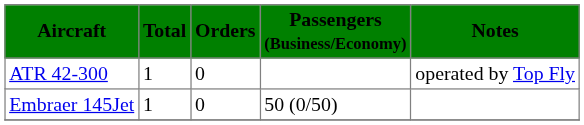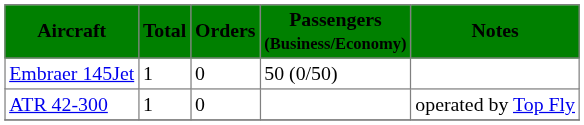rows swapped: (58, 73) <-> (72, 104)
